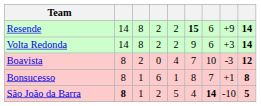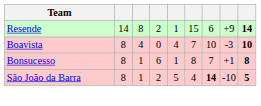(176, 28) 2 -> (176, 28) 1
(193, 28) bold -> (193, 28) normal
- row: (37, 45)
(141, 61) 2 -> (141, 45) 4
(247, 61) 12 -> (247, 45) 10
(123, 93) bold -> (123, 77) normal
